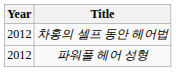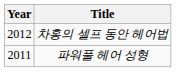(19, 56) 2012 -> (19, 56) 2011
